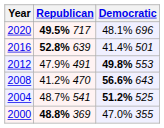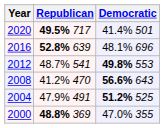(128, 30) 48.1% 696 -> (128, 30) 41.4% 501
(128, 47) 41.4% 501 -> (128, 47) 48.1% 696
(65, 64) 47.9% 491 -> (65, 64) 48.7% 541
(65, 98) 48.7% 541 -> (65, 98) 47.9% 491
